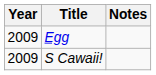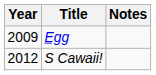(23, 59) 2009 -> (23, 59) 2012
